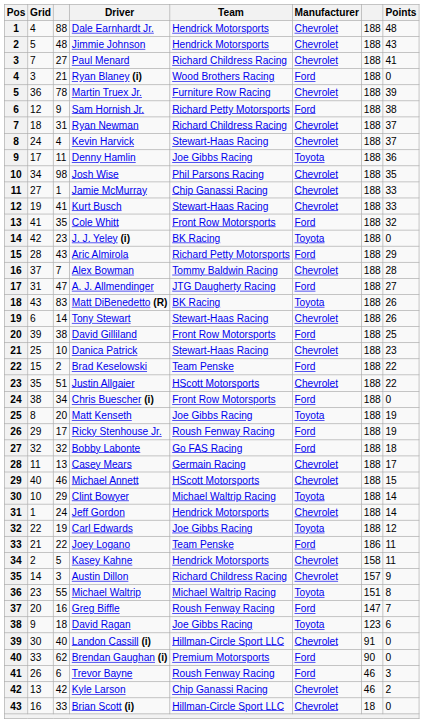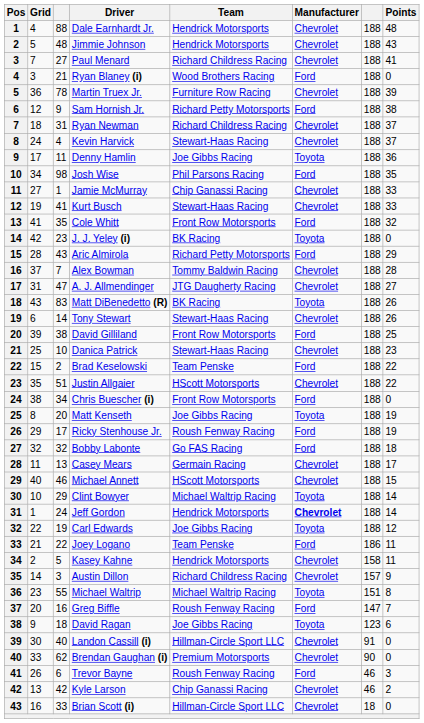(316, 174) Chevrolet -> (305, 174) Ford
(305, 287) Ford -> (316, 287) Chevrolet
(316, 512) normal -> (318, 512) bold
(305, 657) Ford -> (316, 657) Chevrolet
